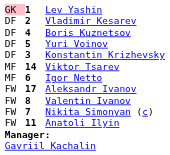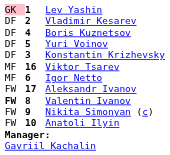(31, 66) 14 -> (31, 66) 16
(11, 100) normal -> (11, 100) bold
(28, 112) 7 -> (28, 112) 9
(31, 123) 11 -> (31, 123) 10
